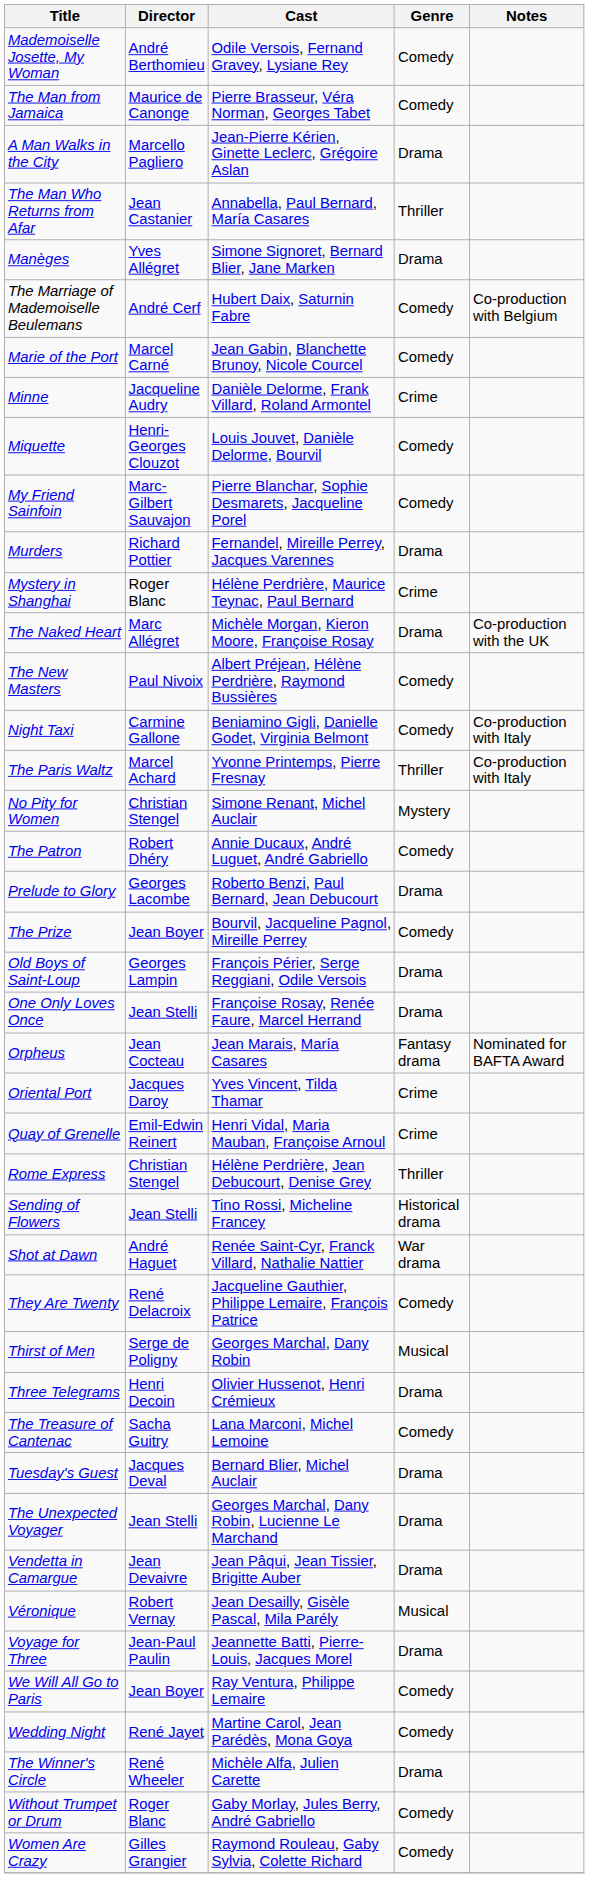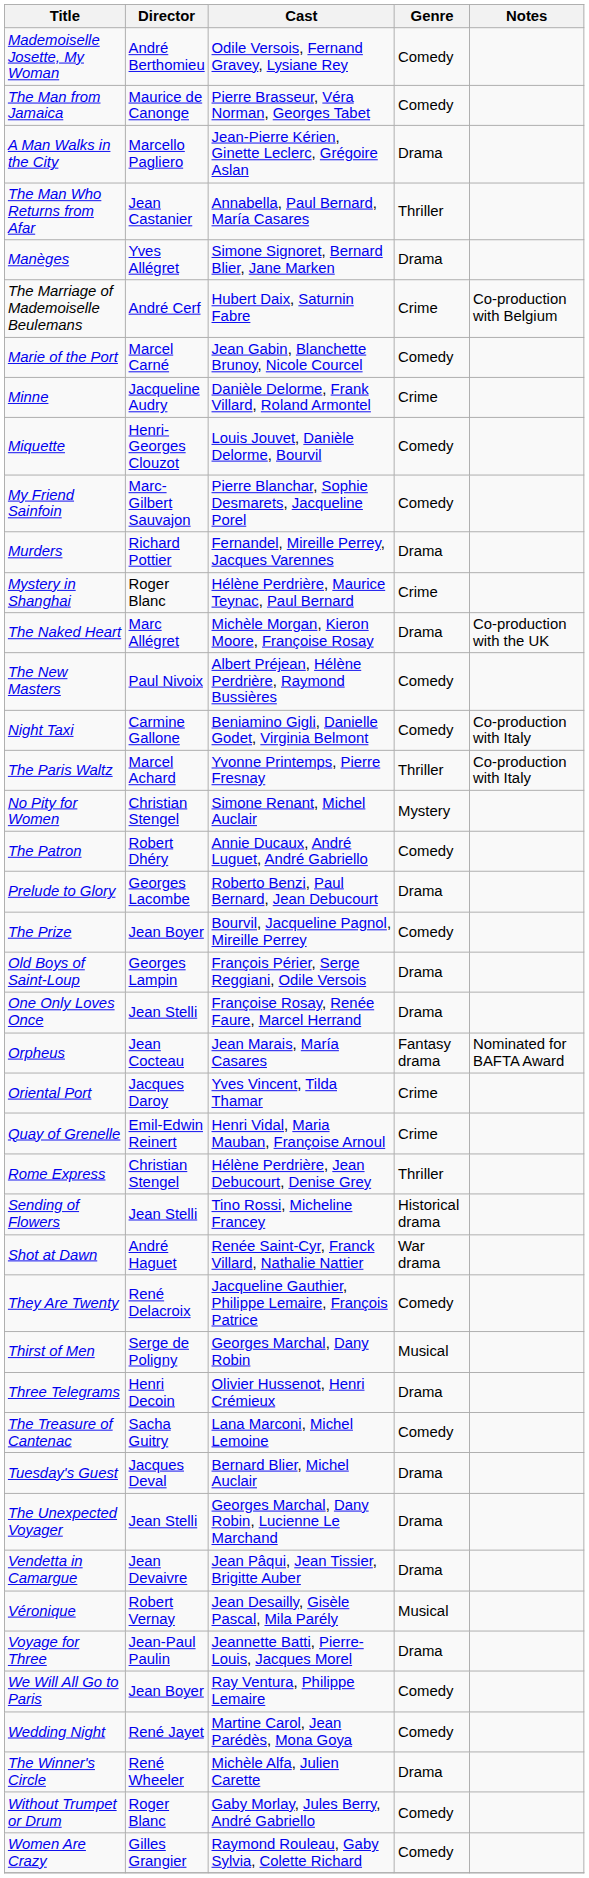(426, 308) Comedy -> (418, 308) Crime
